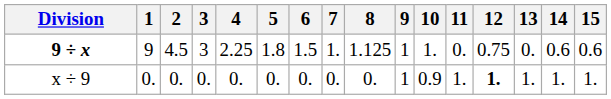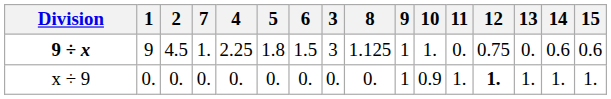columns swapped: (204, 19) <-> (333, 19)
